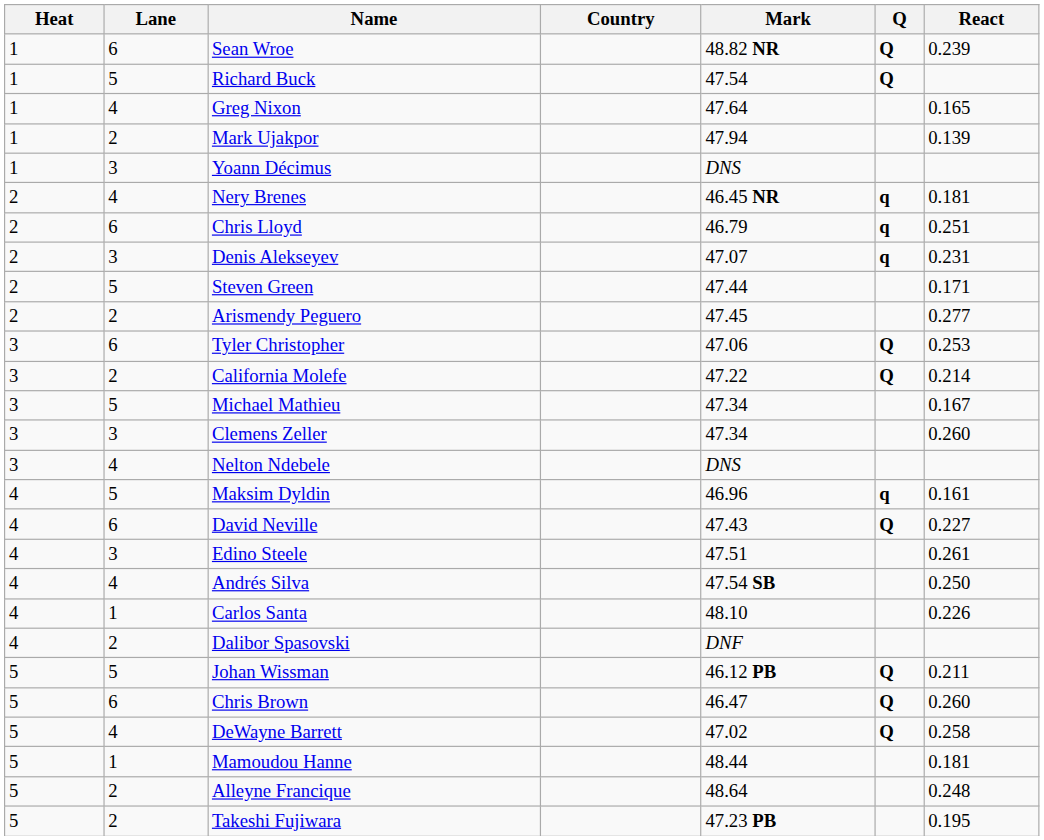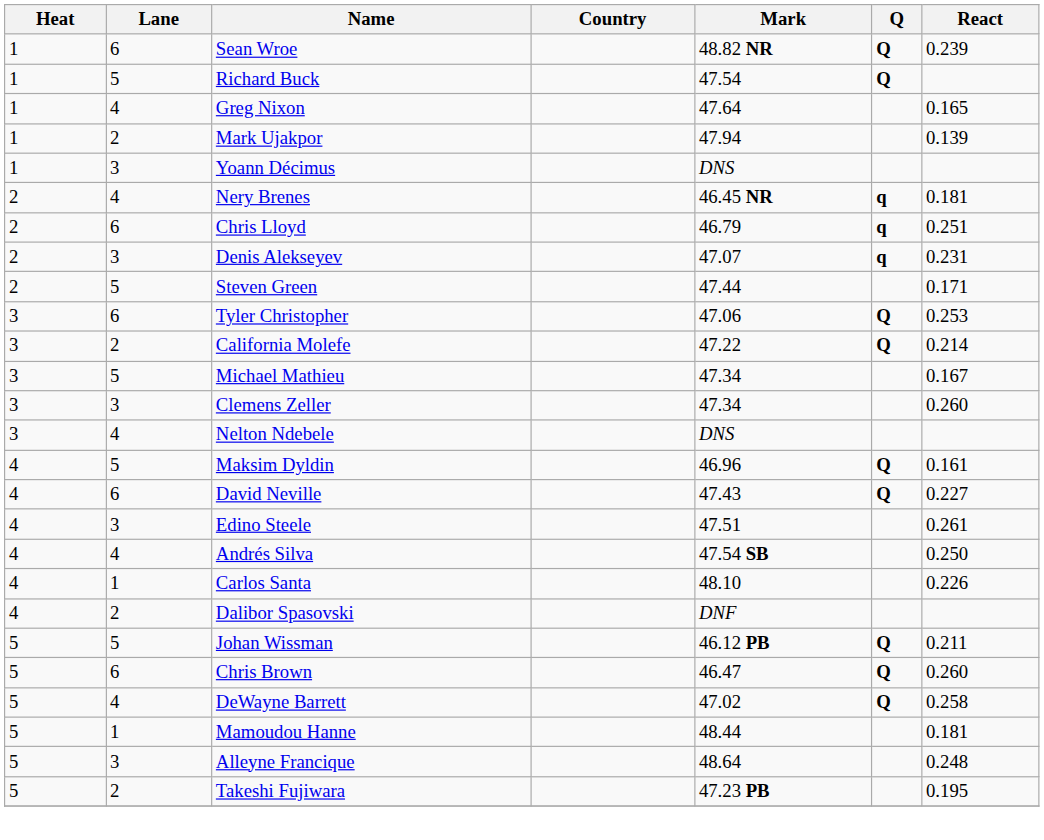- row: (287, 316)
(885, 494) q -> (883, 464) Q
(113, 791) 2 -> (115, 761) 3
